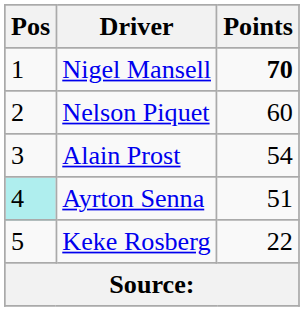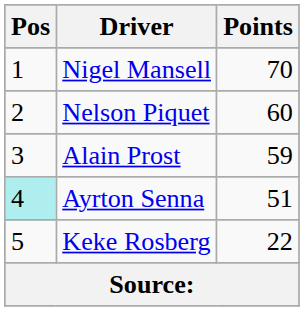(280, 69) bold -> (280, 69) normal
(280, 155) 54 -> (280, 155) 59
